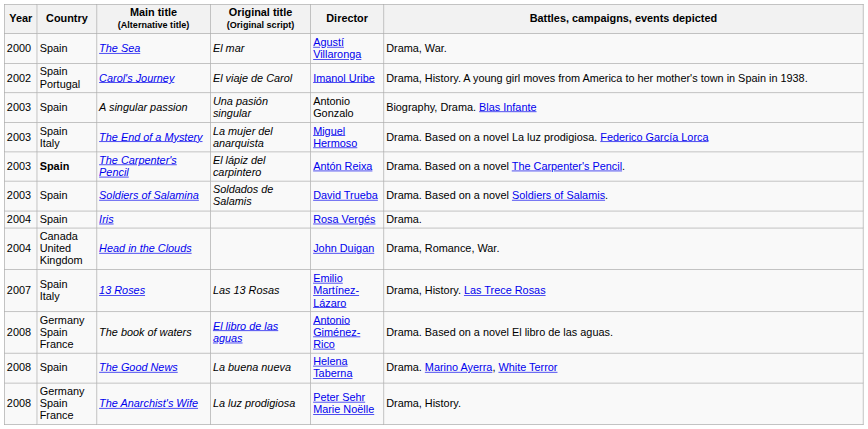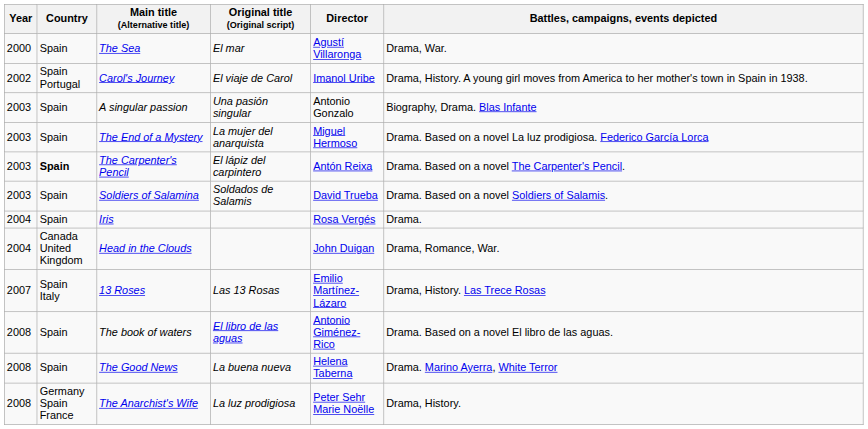(54, 137) Spain Italy -> (54, 137) Spain
(62, 332) Germany Spain France -> (54, 332) Spain
